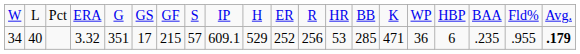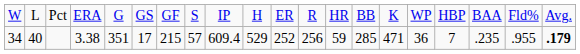(87, 37) 3.32 -> (87, 37) 3.38
(224, 37) 609.1 -> (224, 37) 609.4
(339, 37) 53 -> (339, 37) 59
(452, 37) 6 -> (452, 37) 7
